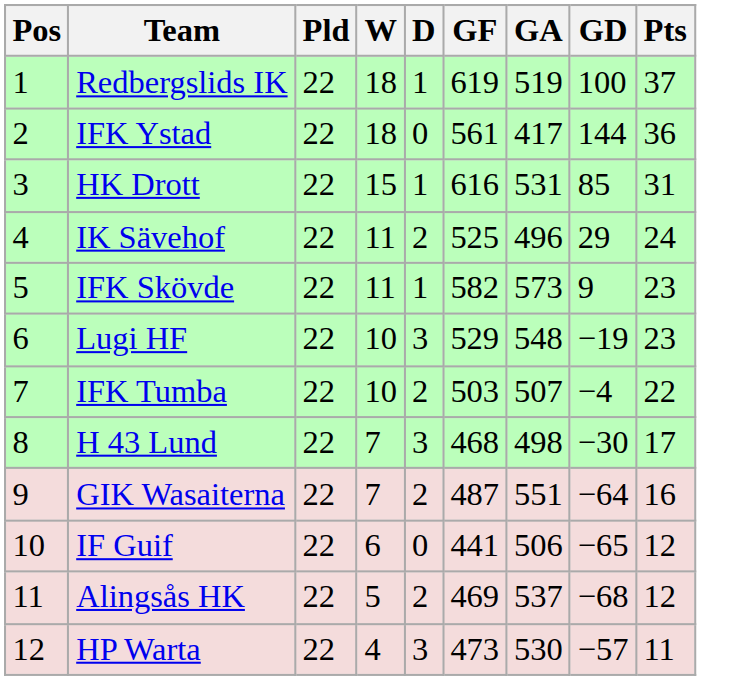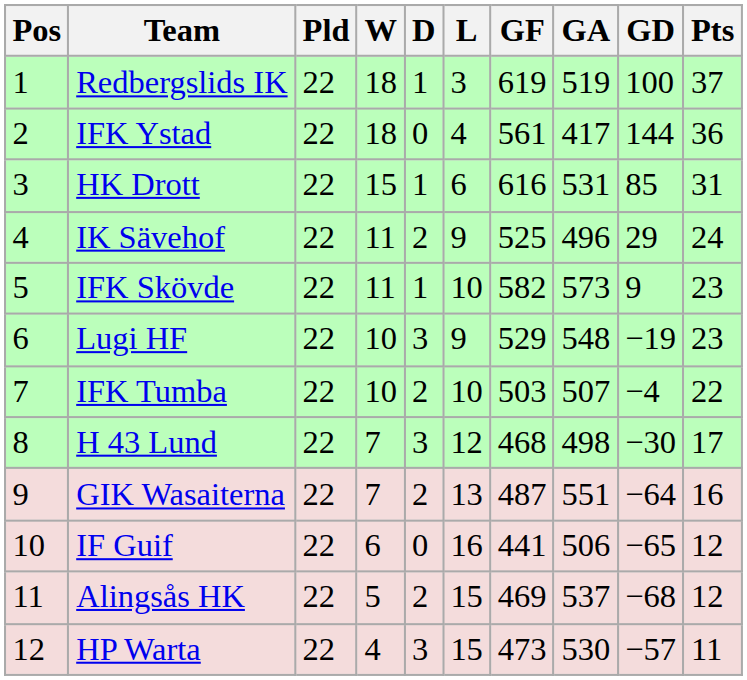+ column: (467, 30)
